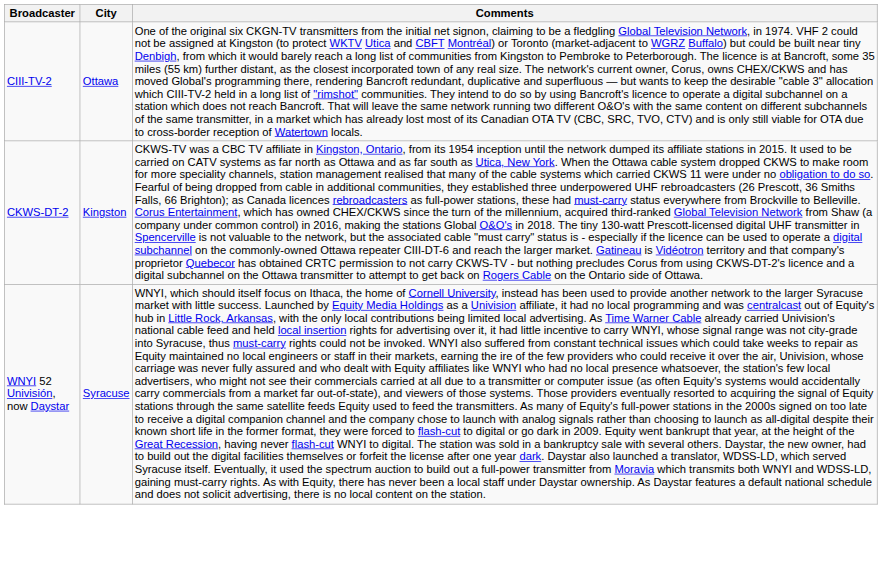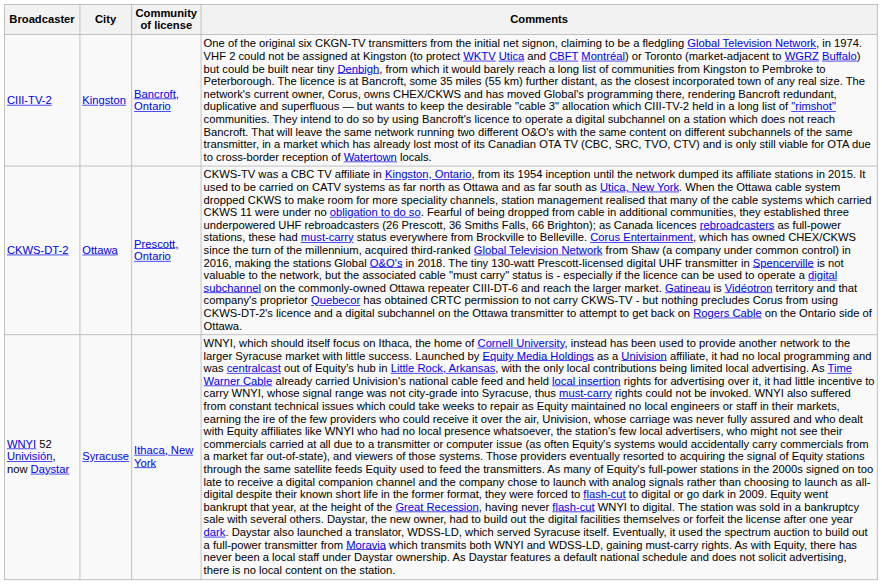+ column: (166, 19)
(101, 81) Ottawa -> (104, 100) Kingston
(105, 212) Kingston -> (100, 250) Ottawa
